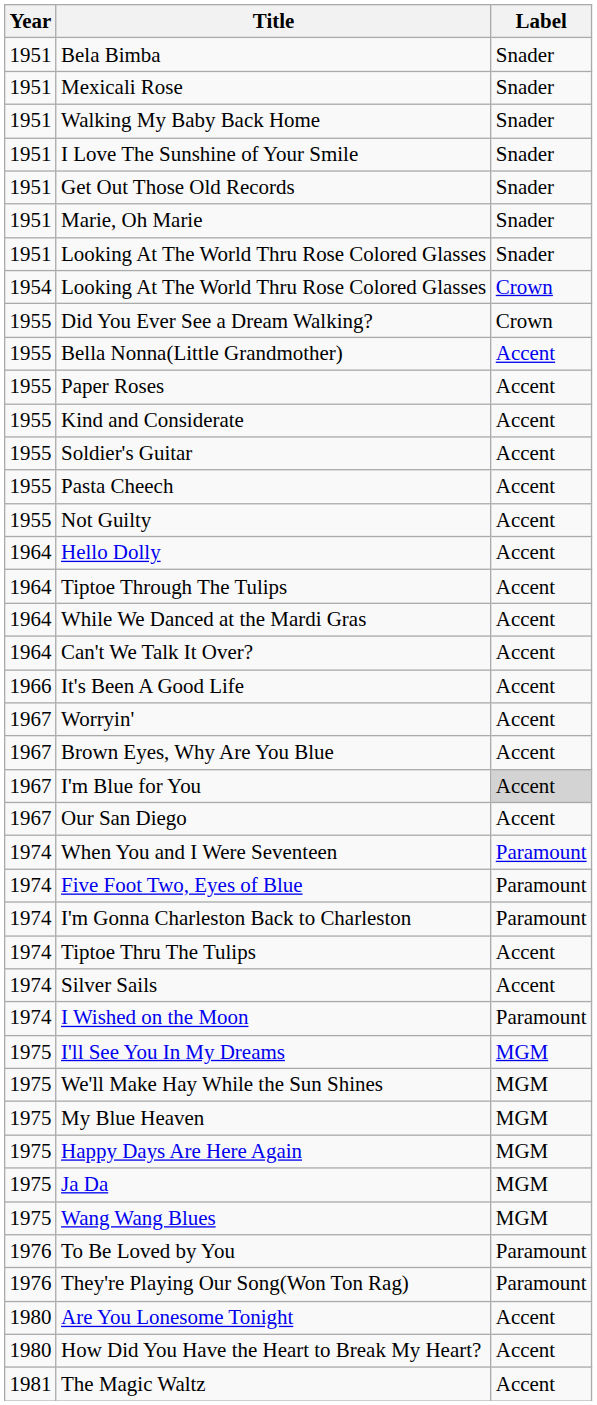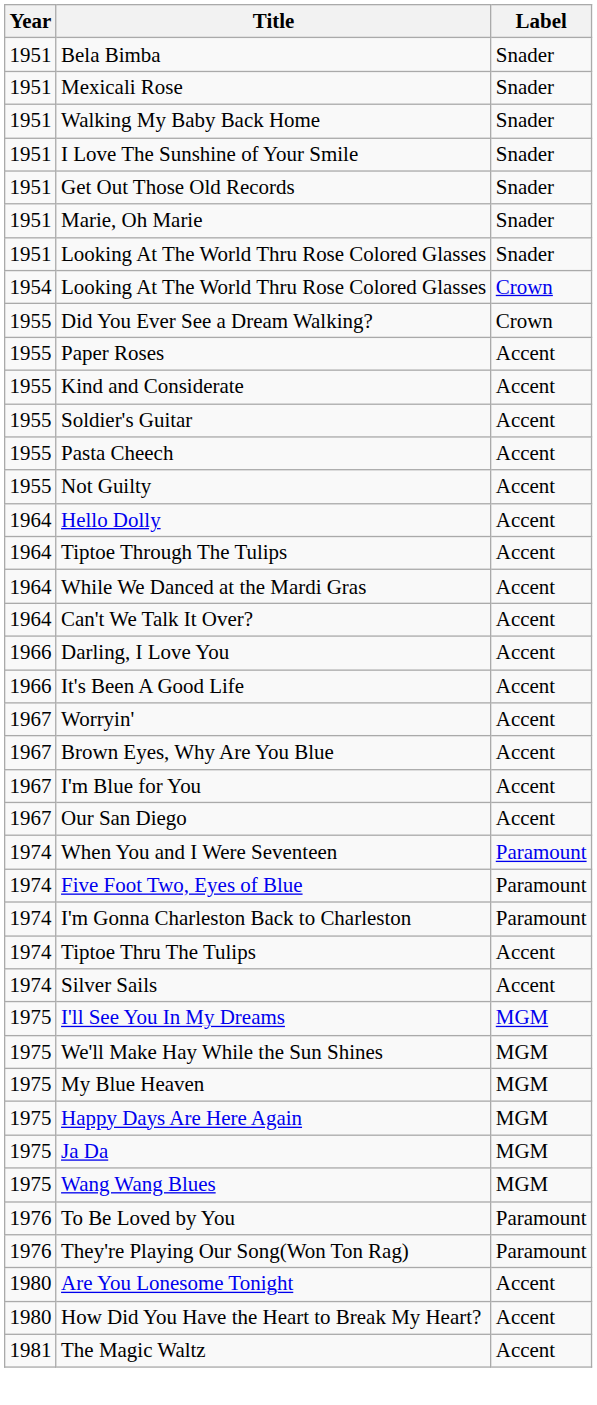- row: (30, 353)
+ row: (30, 652)
(525, 785) lightgrey background -> (525, 785) no background
- row: (30, 1018)
